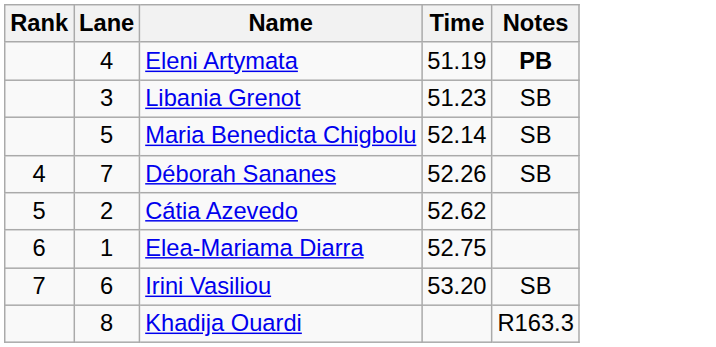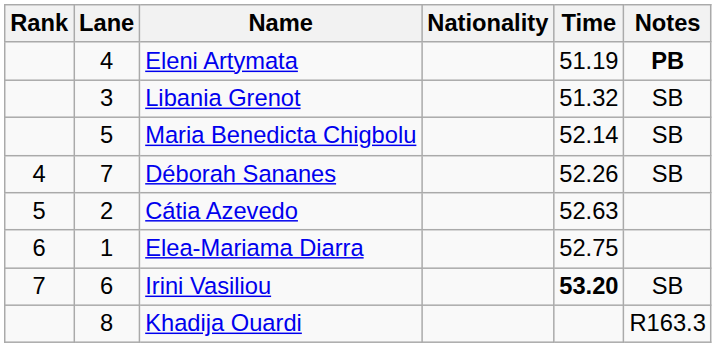+ column: (488, 23)
(457, 98) 51.23 -> (589, 98) 51.32
(457, 211) 52.62 -> (589, 211) 52.63
(457, 286) normal -> (589, 286) bold
